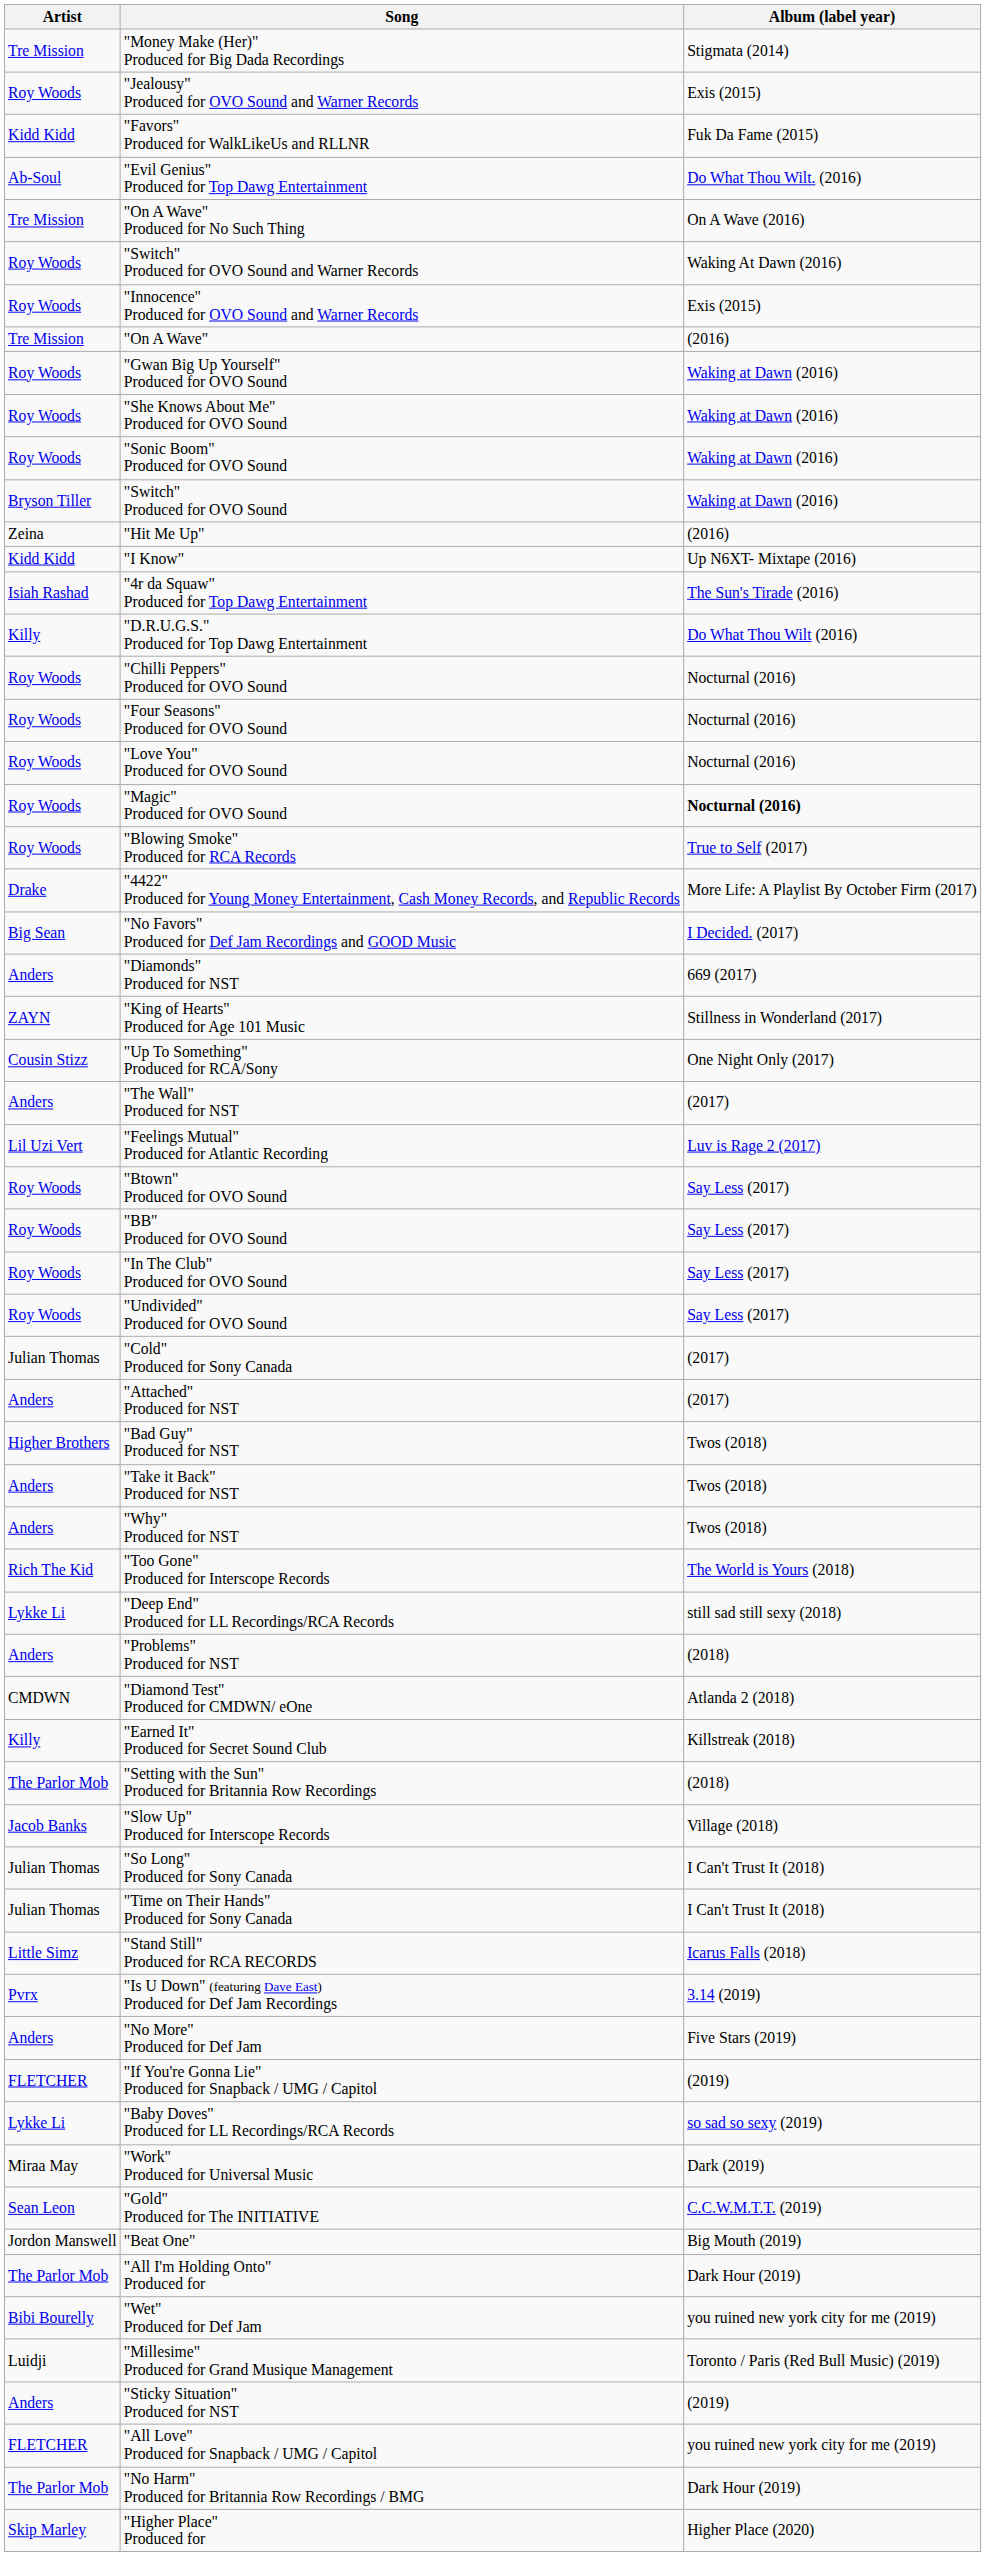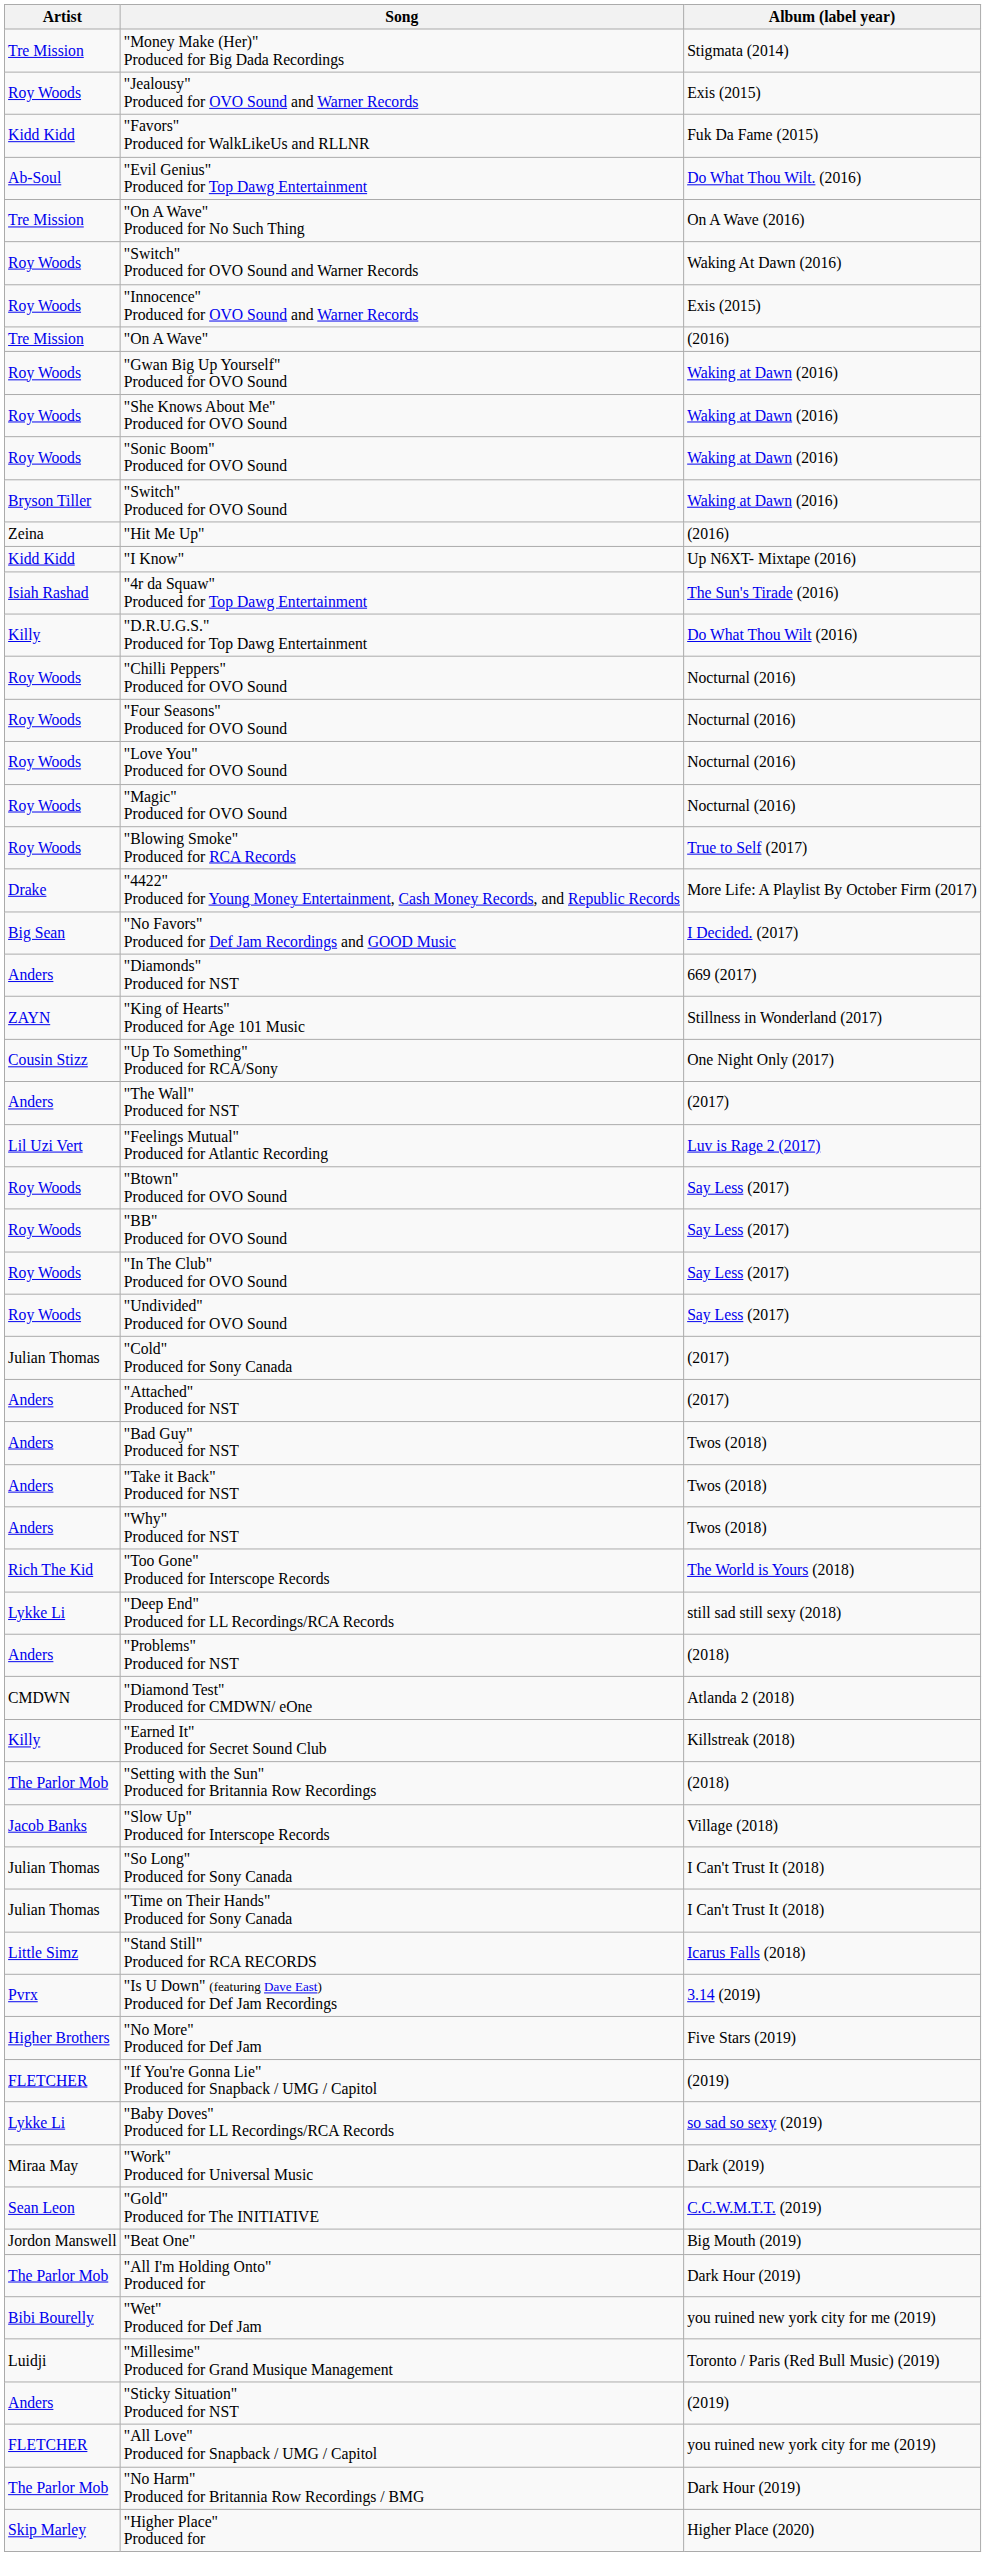(744, 805) bold -> (741, 805) normal
(59, 1442) Higher Brothers -> (31, 1442) Anders
(31, 2038) Anders -> (59, 2038) Higher Brothers
